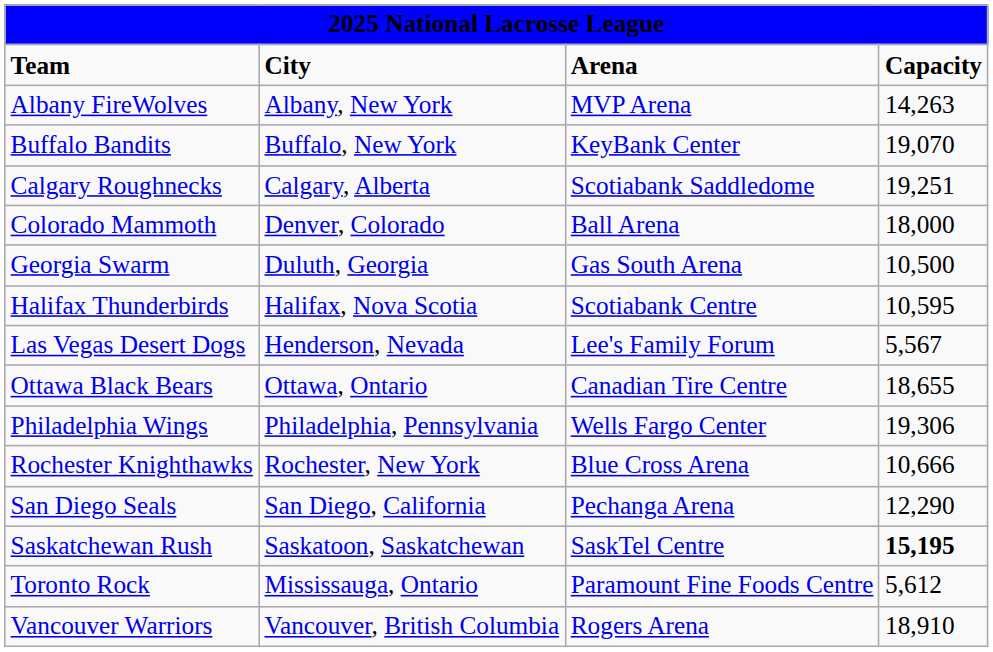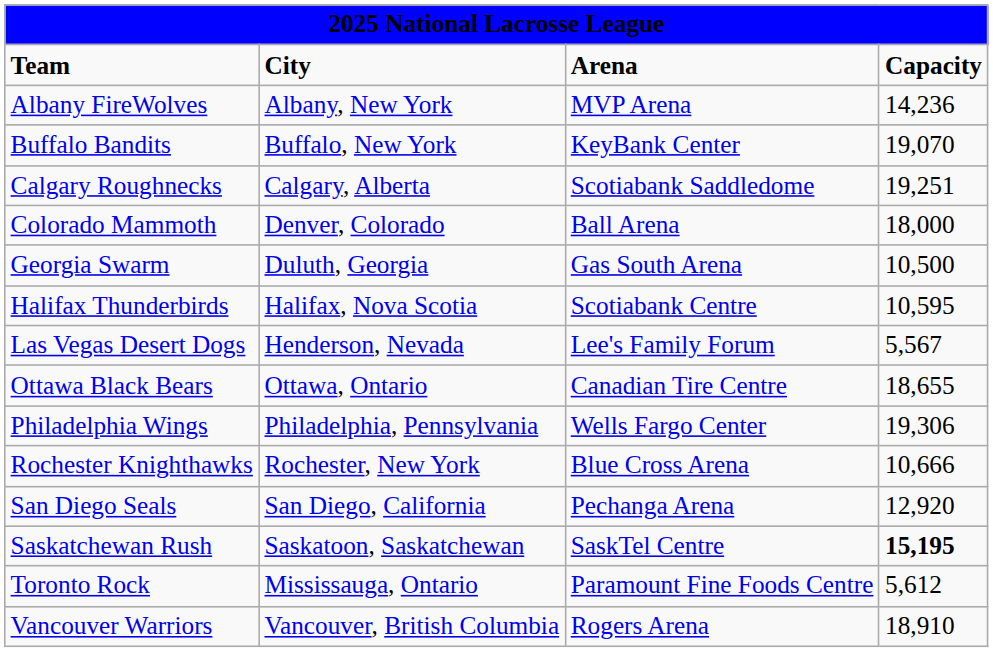(920, 104) 14,263 -> (920, 104) 14,236
(920, 505) 12,290 -> (920, 505) 12,920
